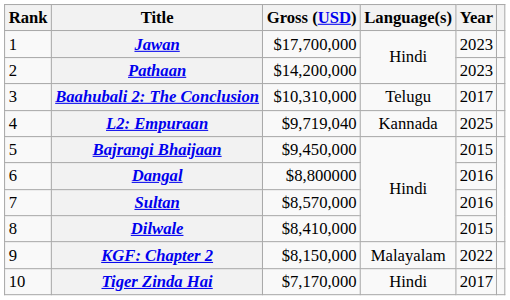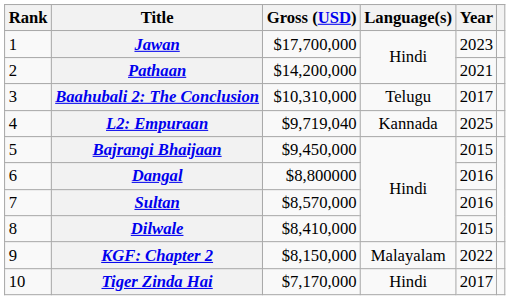(476, 70) 2023 -> (476, 70) 2021
